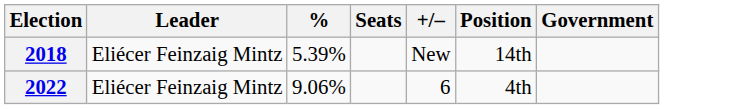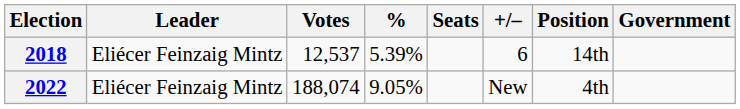+ column: (326, 20)
(431, 53) New -> (522, 53) 6
(319, 86) 9.06% -> (396, 86) 9.05%
(445, 86) 6 -> (508, 86) New
